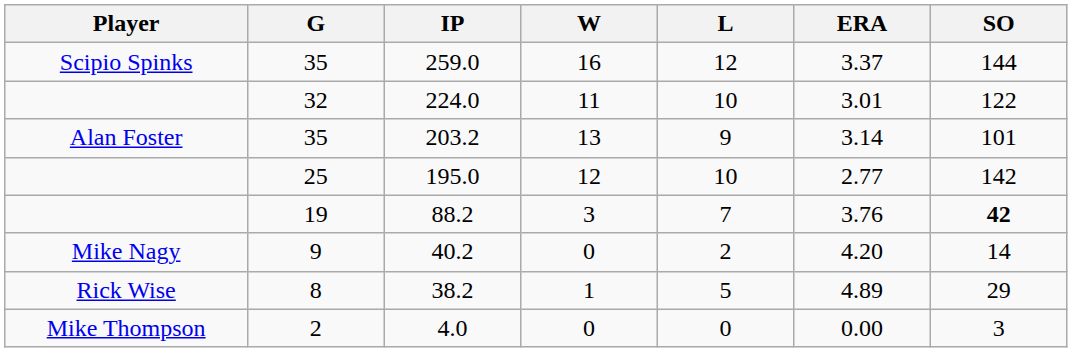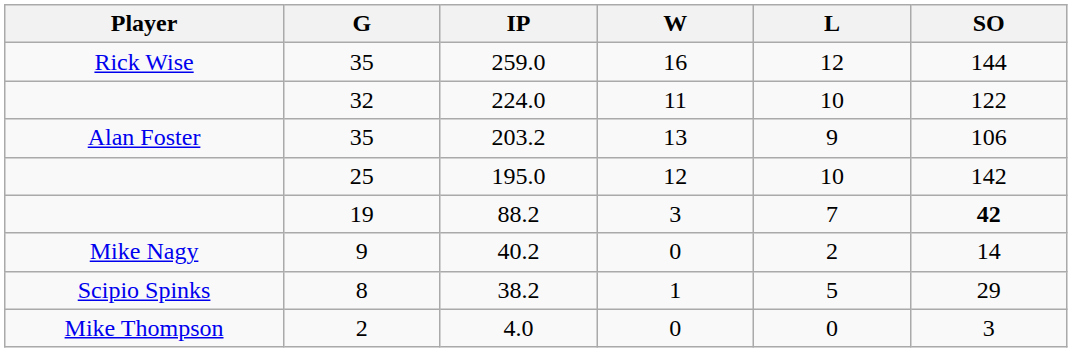- column: (862, 23)
(126, 61) Scipio Spinks -> (144, 61) Rick Wise
(999, 137) 101 -> (989, 137) 106
(126, 289) Rick Wise -> (144, 289) Scipio Spinks
